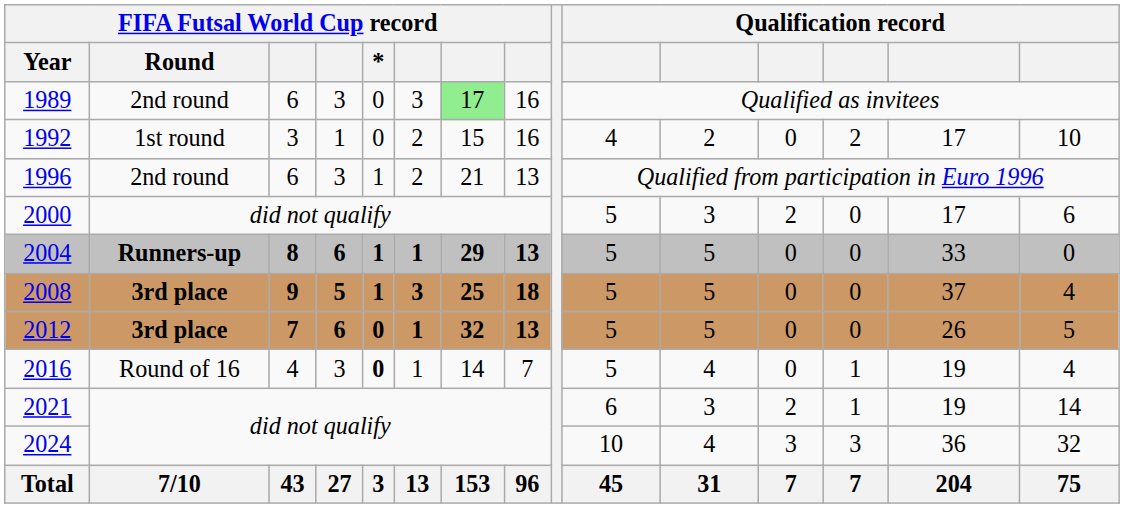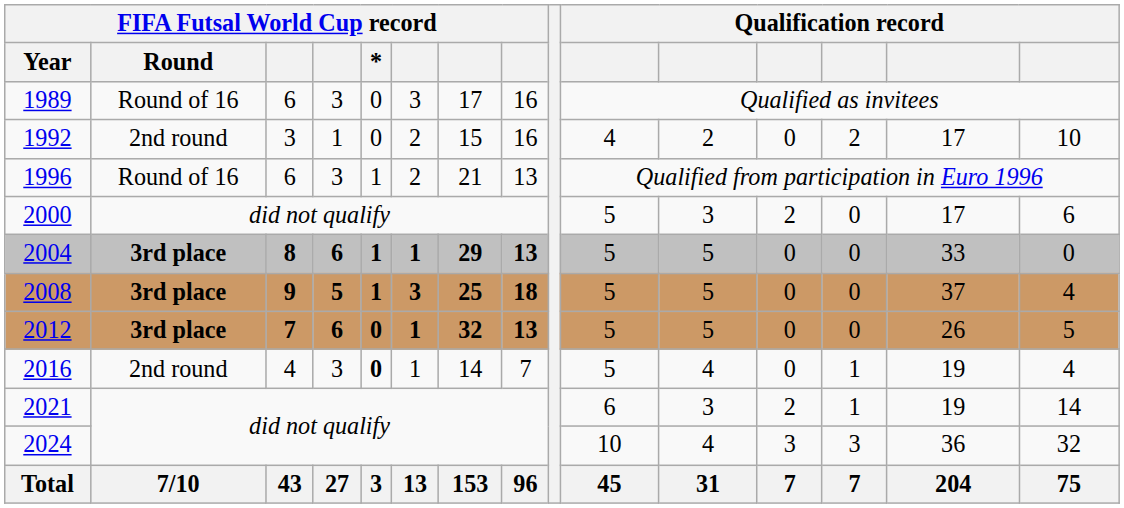(179, 100) 2nd round -> (178, 100) Round of 16
(472, 100) lightgreen background -> (470, 100) no background
(179, 138) 1st round -> (178, 138) 2nd round
(179, 176) 2nd round -> (178, 176) Round of 16
(179, 253) Runners-up -> (178, 253) 3rd place
(179, 368) Round of 16 -> (178, 368) 2nd round
